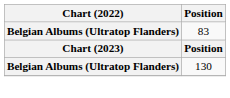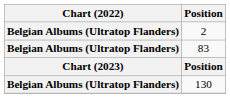+ row: (203, 31)
